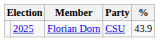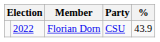(23, 28) 2025 -> (23, 28) 2022
